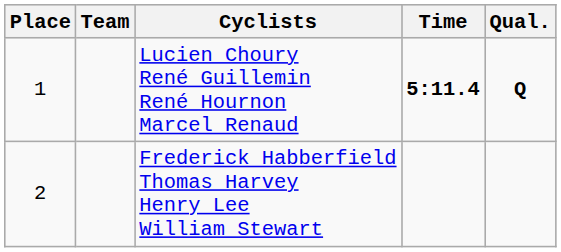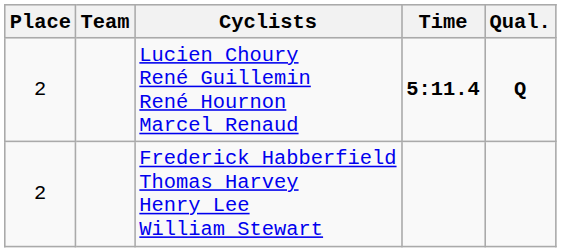(40, 90) 1 -> (40, 90) 2
